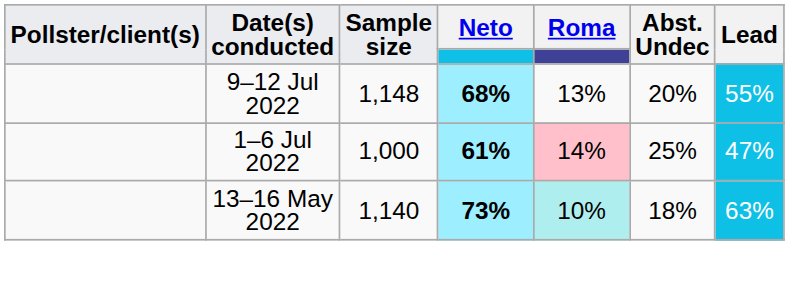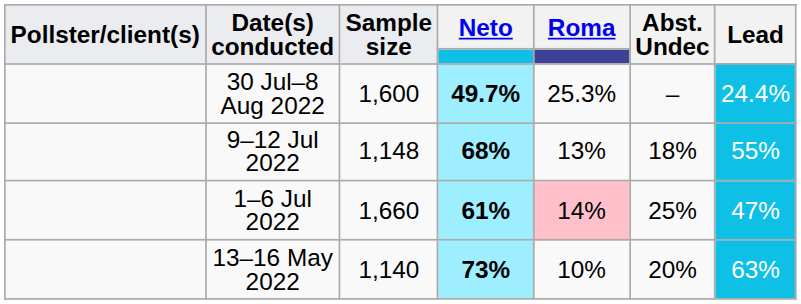+ row: (273, 93)
(672, 93) 20% -> (672, 152) 18%
(389, 152) 1,000 -> (389, 211) 1,660
(582, 211) paleturquoise background -> (582, 270) no background
(672, 211) 18% -> (672, 270) 20%
